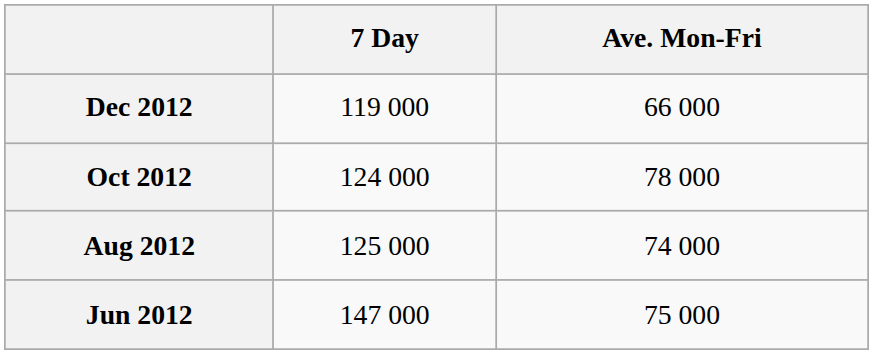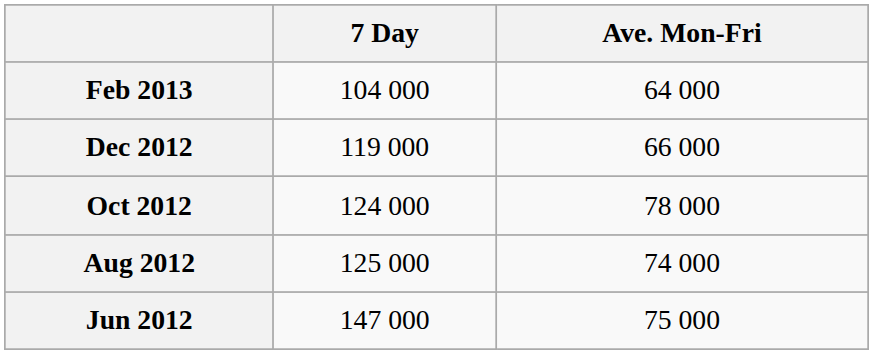+ row: (139, 90)
